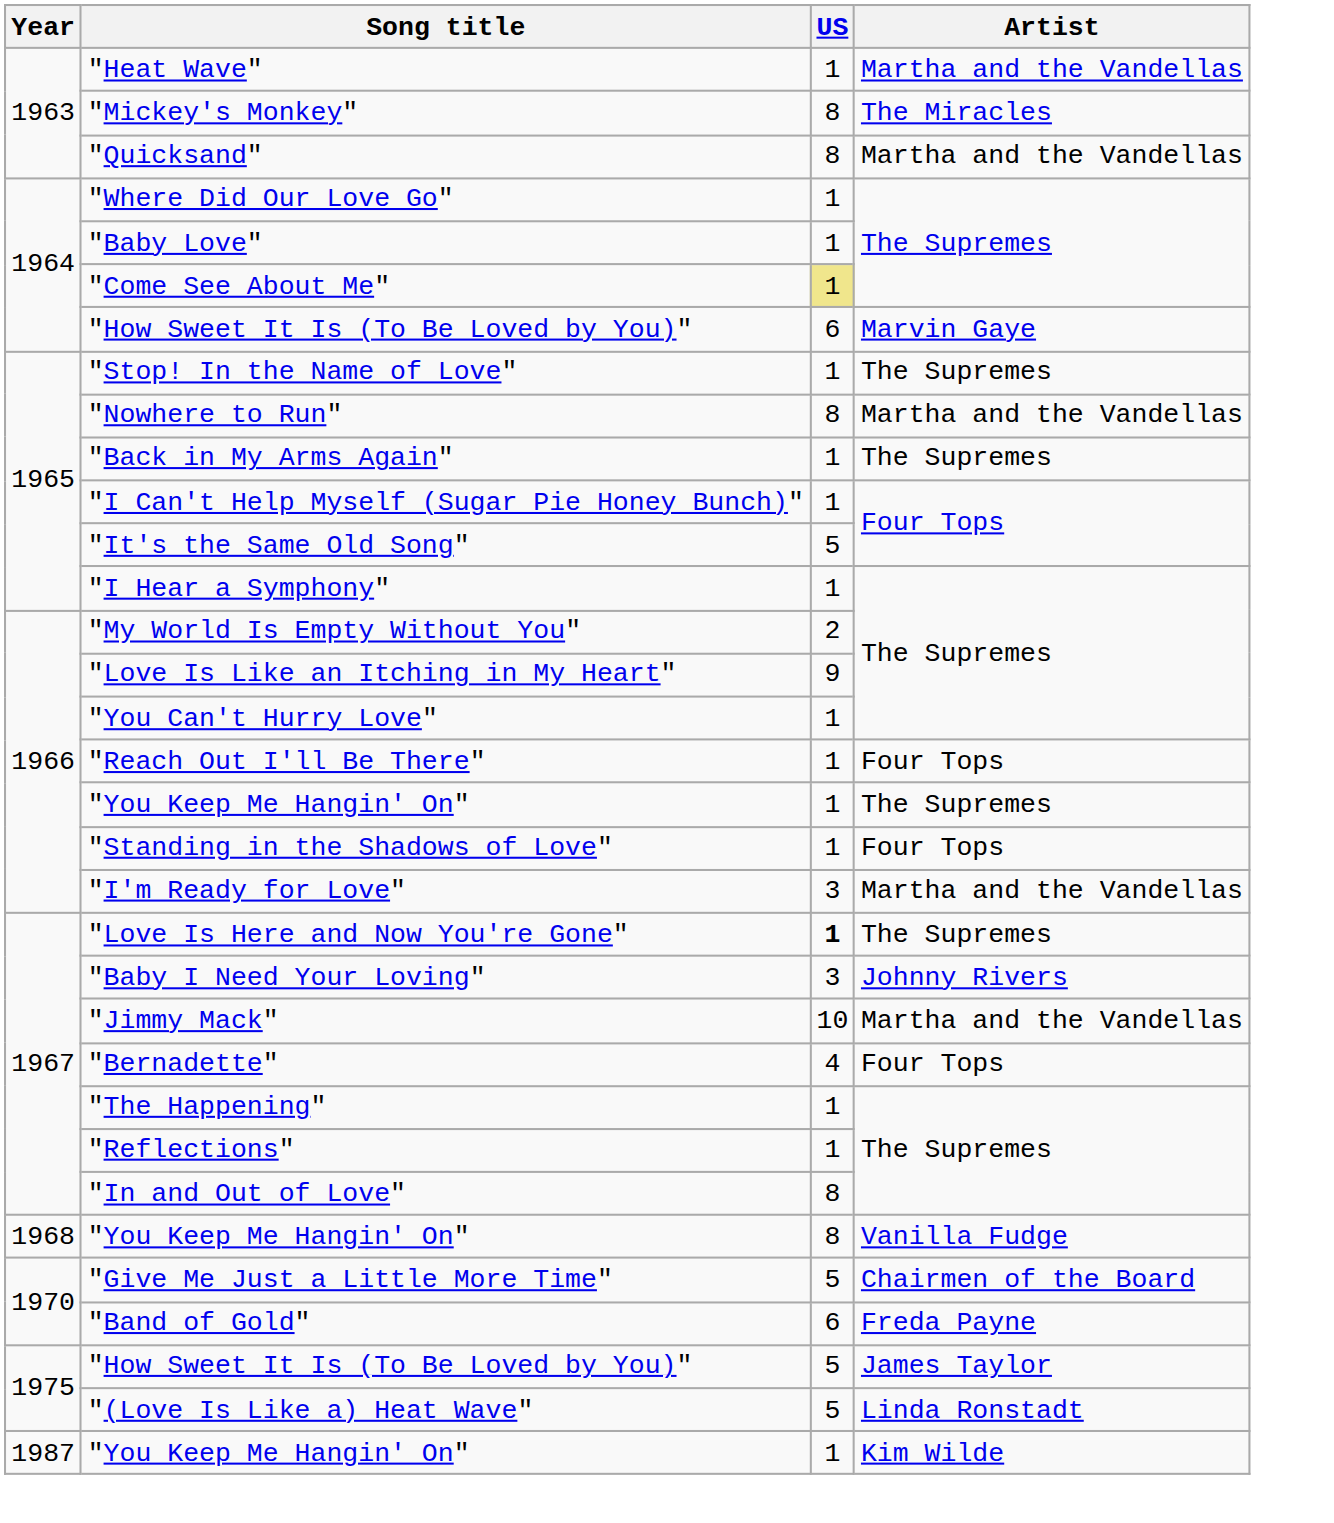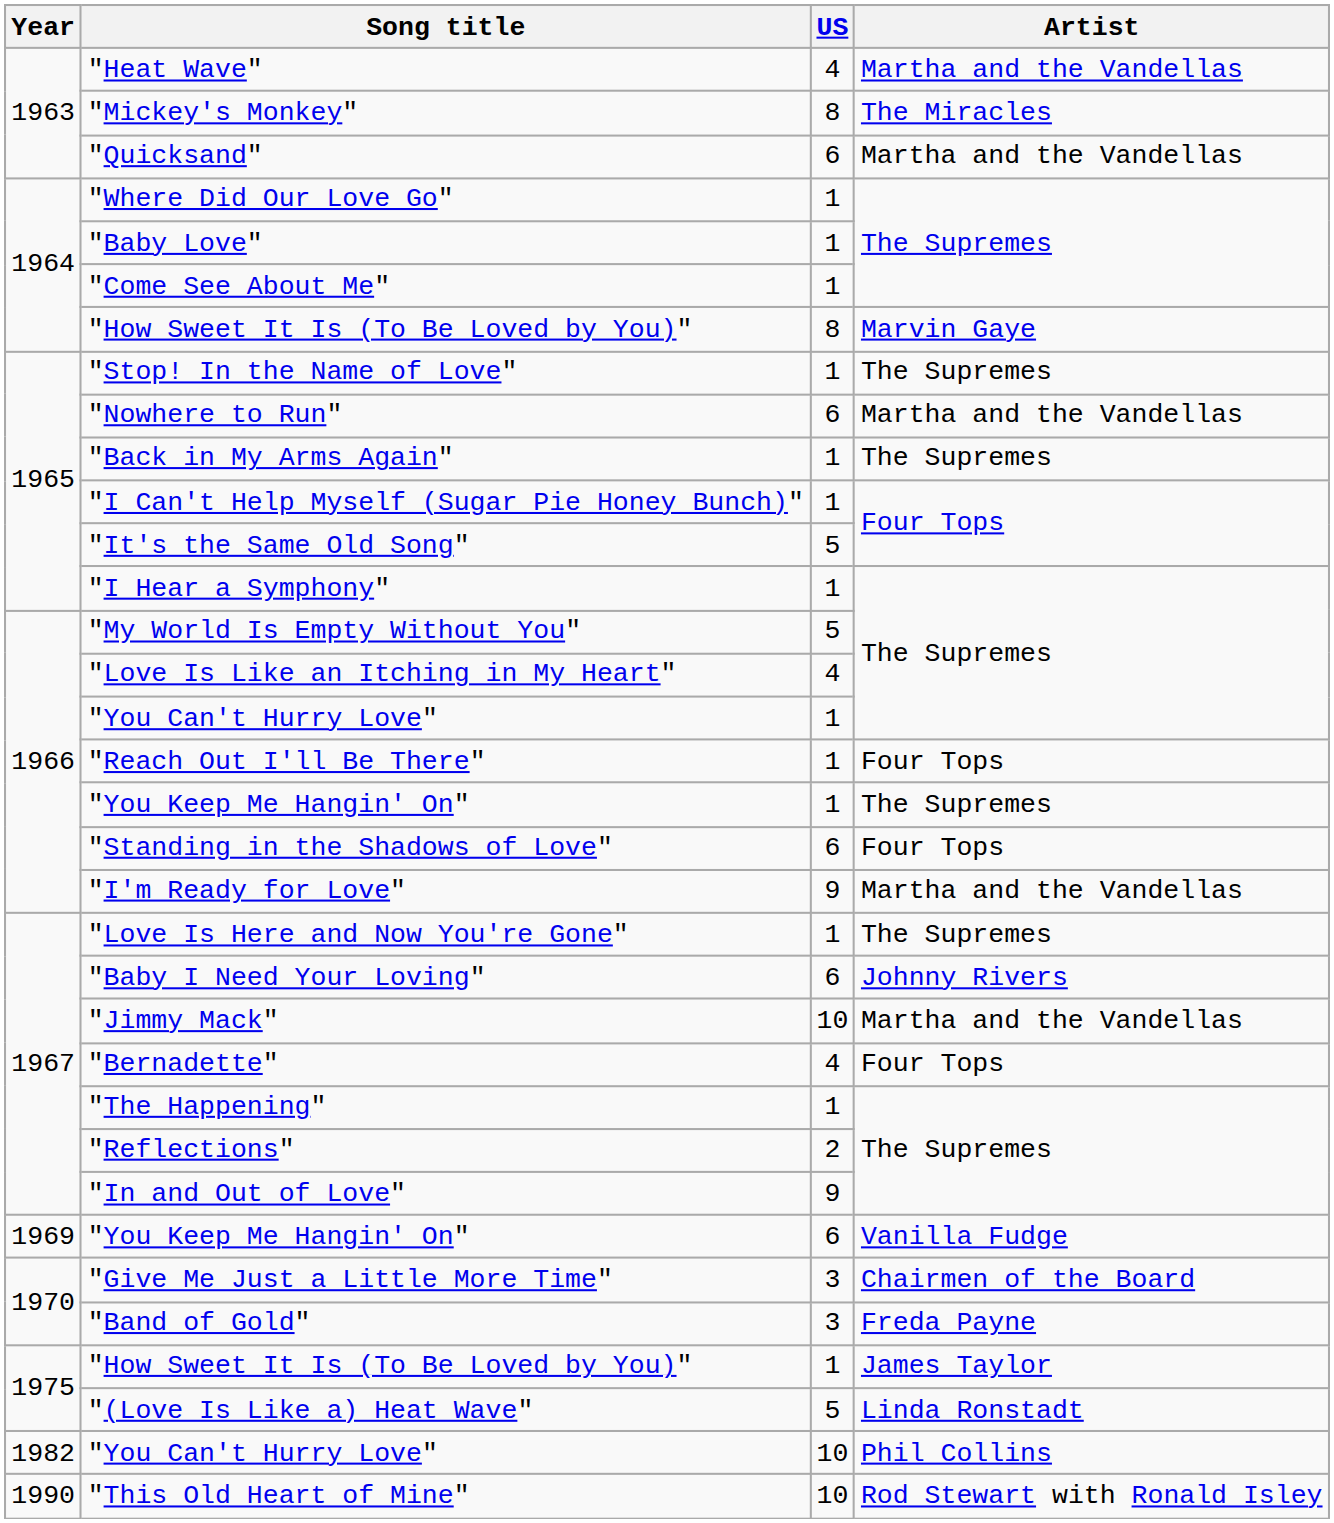(832, 70) 1 -> (832, 70) 4
(832, 156) 8 -> (832, 156) 6
(832, 286) khaki background -> (832, 286) no background
(832, 329) 6 -> (832, 329) 8
(832, 416) 8 -> (832, 416) 6
(832, 632) 2 -> (832, 632) 5
(832, 675) 9 -> (832, 675) 4
(832, 848) 1 -> (832, 848) 6
(832, 891) 3 -> (832, 891) 9
(832, 934) bold -> (832, 934) normal
(832, 978) 3 -> (832, 978) 6
(832, 1150) 1 -> (832, 1150) 2
(832, 1194) 8 -> (832, 1194) 9
(43, 1237) 1968 -> (43, 1237) 1969
(832, 1237) 8 -> (832, 1237) 6
(832, 1280) 5 -> (832, 1280) 3
(832, 1323) 6 -> (832, 1323) 3
(832, 1367) 5 -> (832, 1367) 1
+ row: (263, 1453)
- row: (279, 1453)
+ row: (279, 1496)
